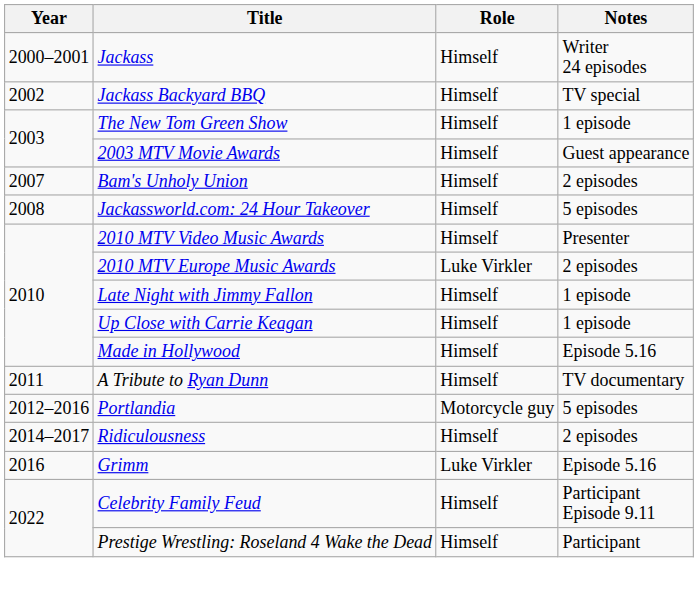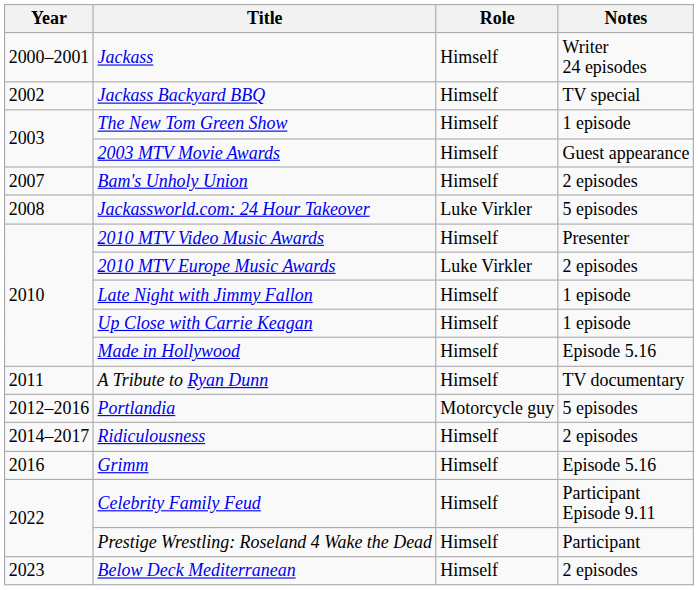(469, 209) Himself -> (486, 209) Luke Virkler
(486, 465) Luke Virkler -> (469, 465) Himself
+ row: (197, 570)
